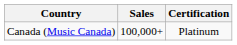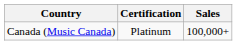columns swapped: (199, 13) <-> (142, 13)
